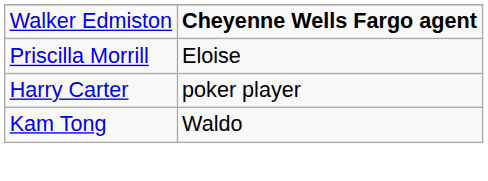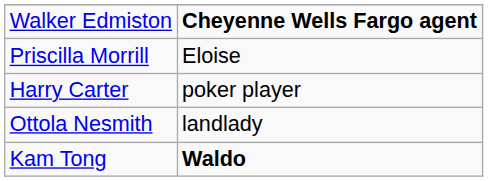+ row: (81, 124)
(212, 124) normal -> (214, 158) bold
